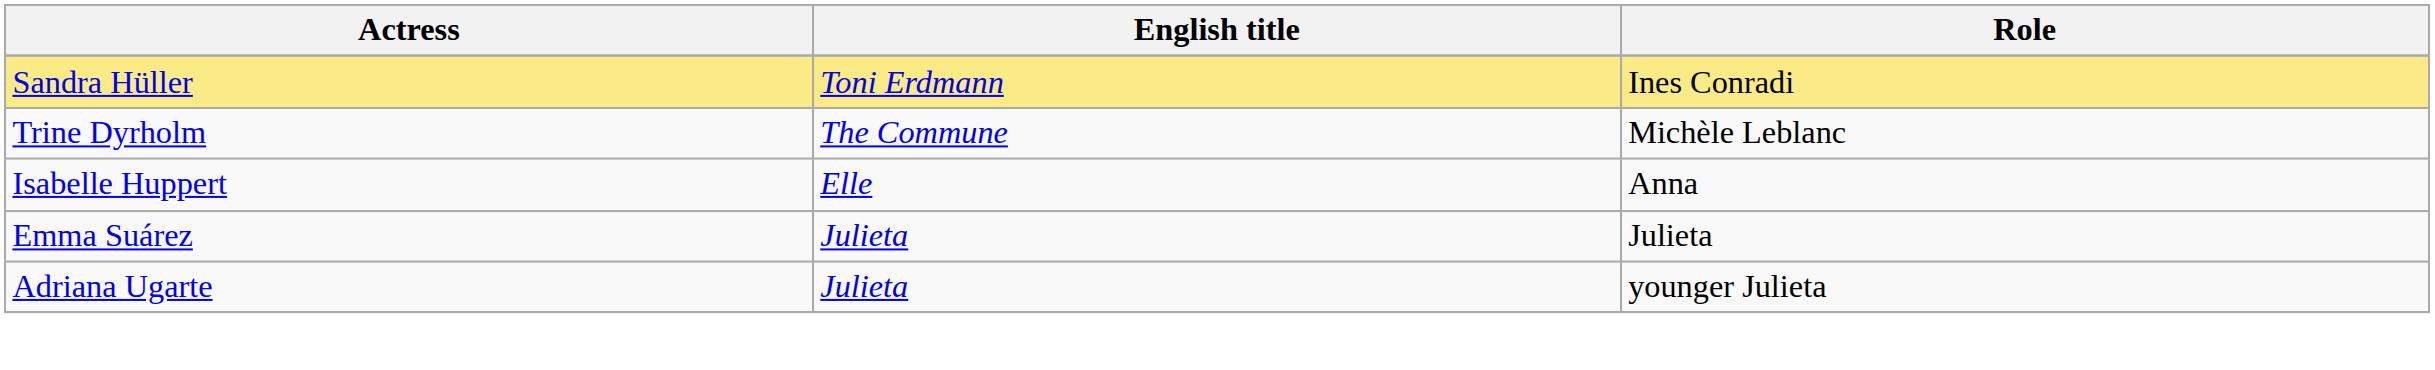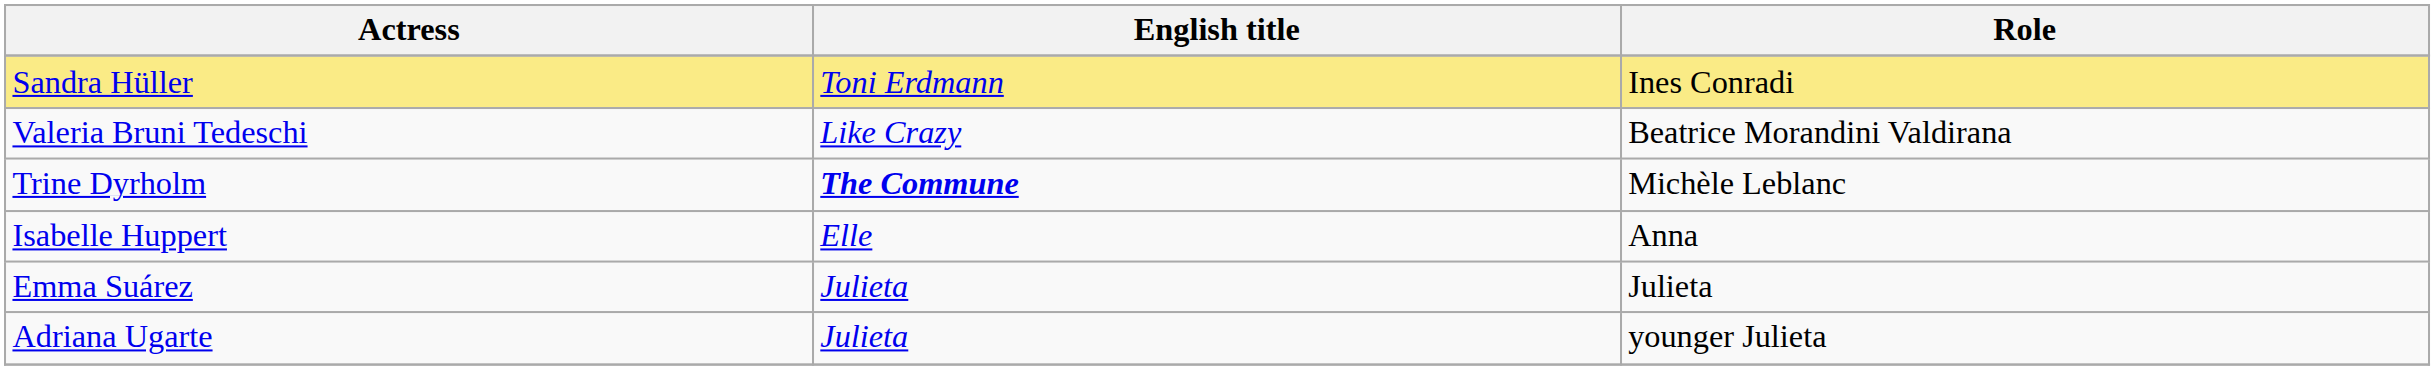+ row: (160, 132)
(914, 132) normal -> (920, 183) bold
